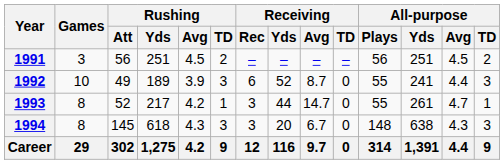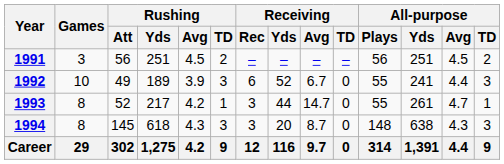(317, 81) 8.7 -> (317, 81) 6.7
(317, 125) 6.7 -> (317, 125) 8.7
